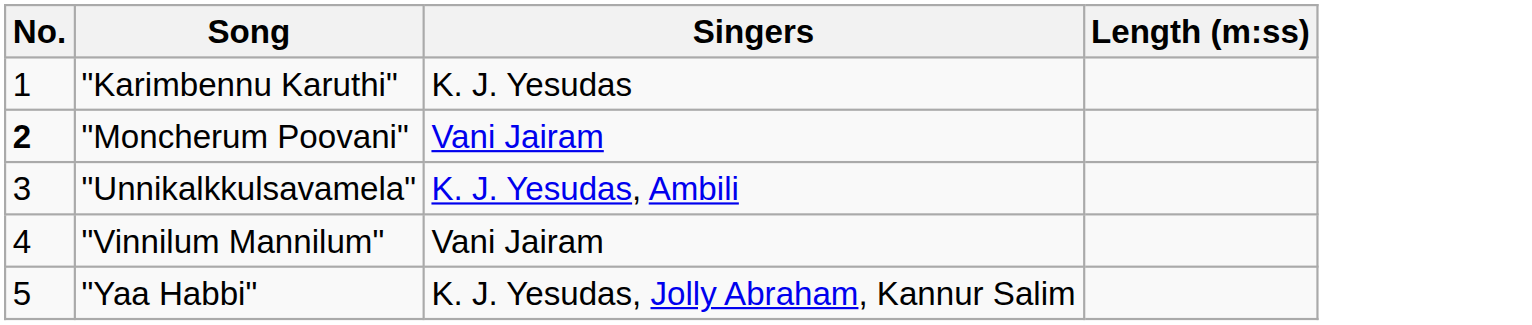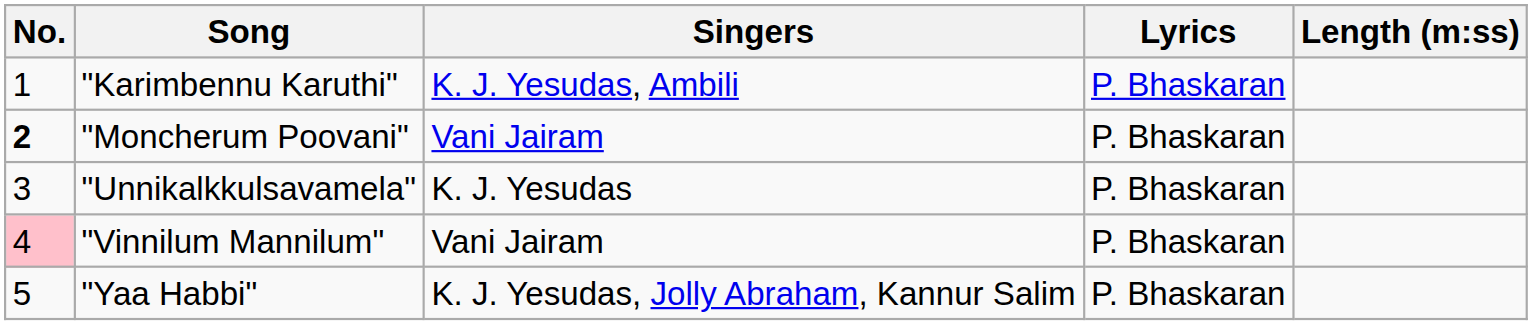+ column: (1188, 32)
(532, 84) K. J. Yesudas -> (585, 84) K. J. Yesudas, Ambili
(585, 189) K. J. Yesudas, Ambili -> (532, 189) K. J. Yesudas
(22, 241) no background -> (22, 241) pink background
